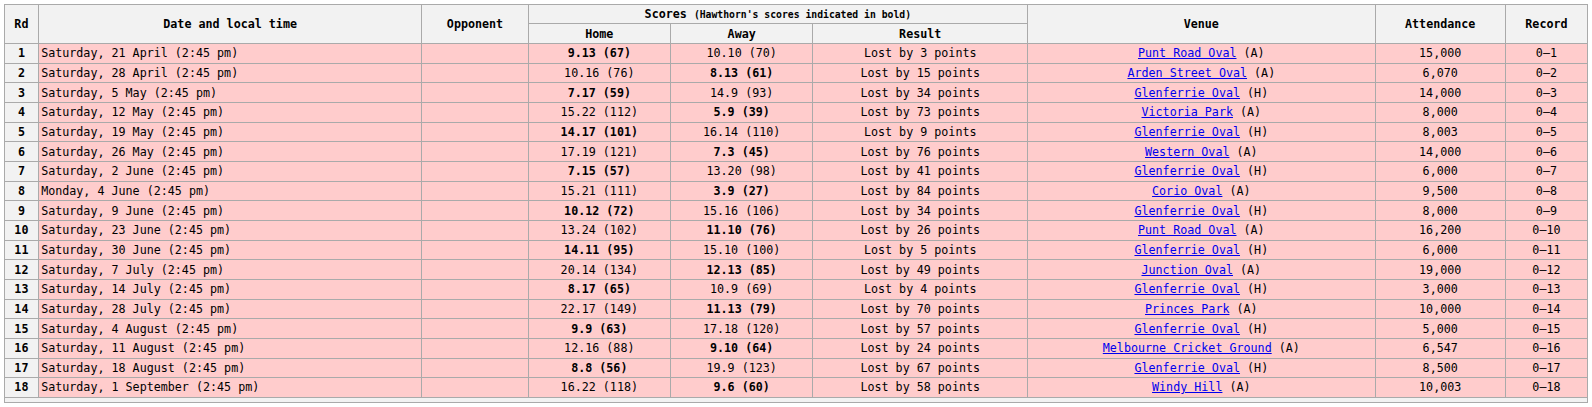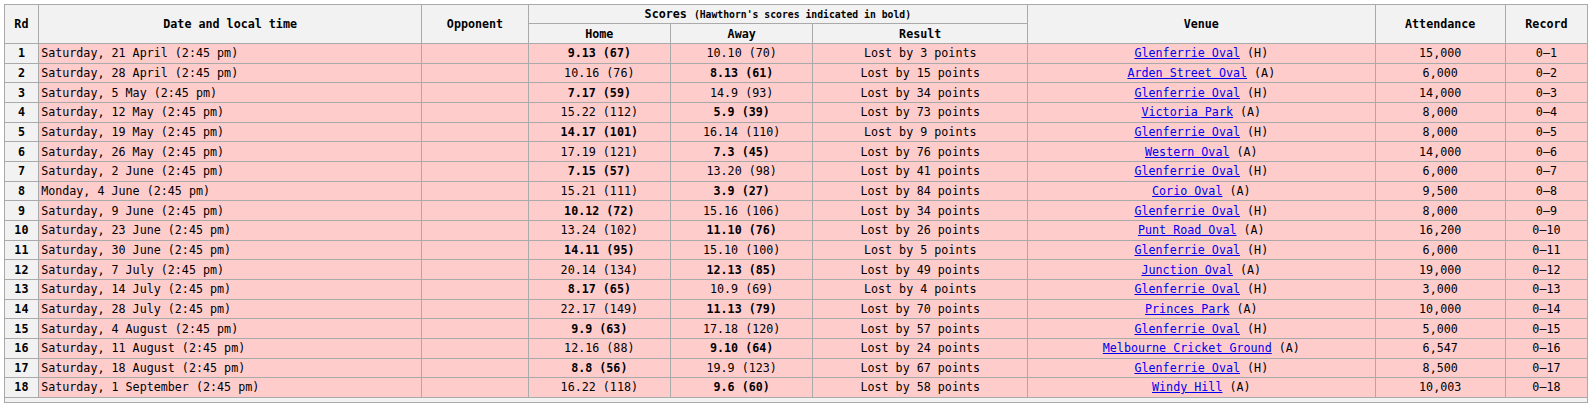(1201, 53) Punt Road Oval (A) -> (1201, 53) Glenferrie Oval (H)
(1440, 73) 6,070 -> (1440, 73) 6,000
(1440, 132) 8,003 -> (1440, 132) 8,000
